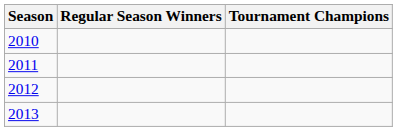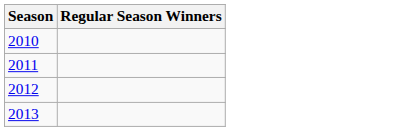- column: (309, 16)
